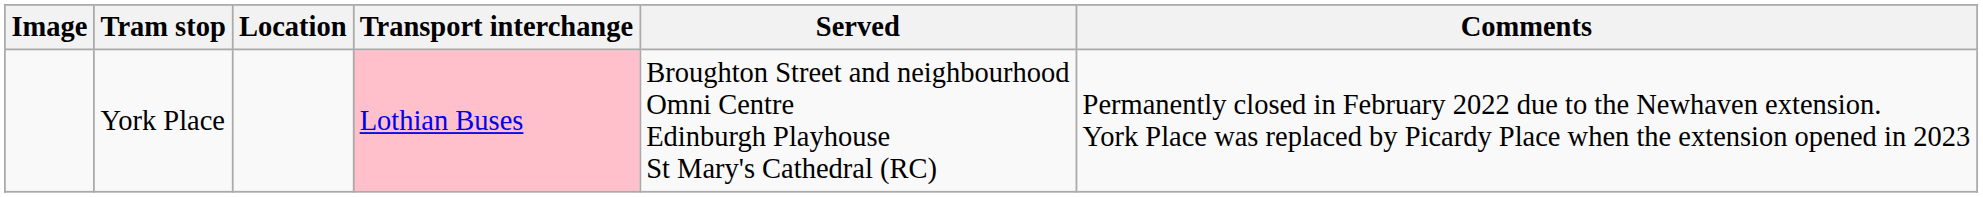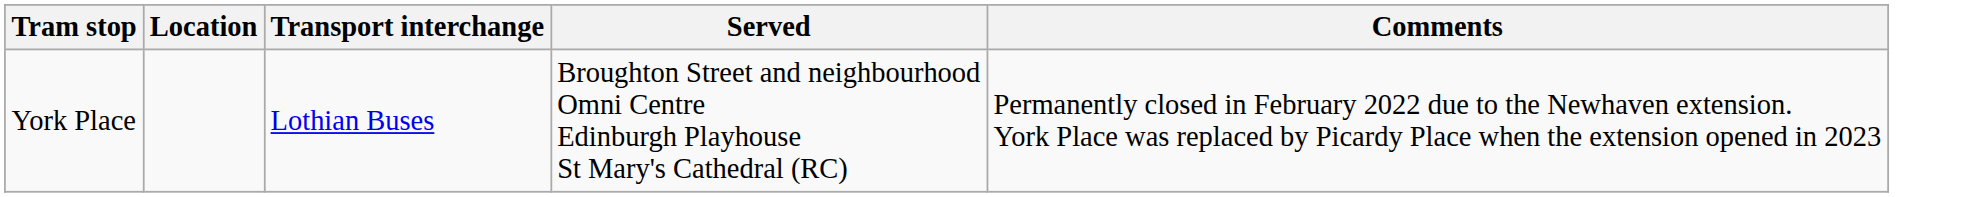- column: (49, 27)
(442, 120) pink background -> (352, 120) no background
